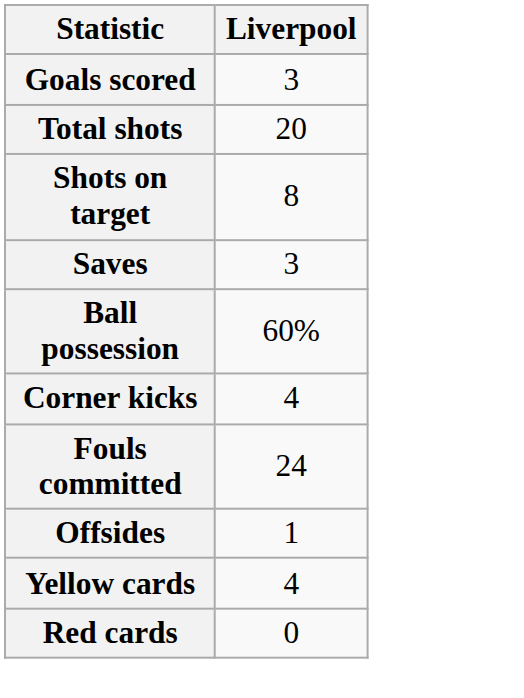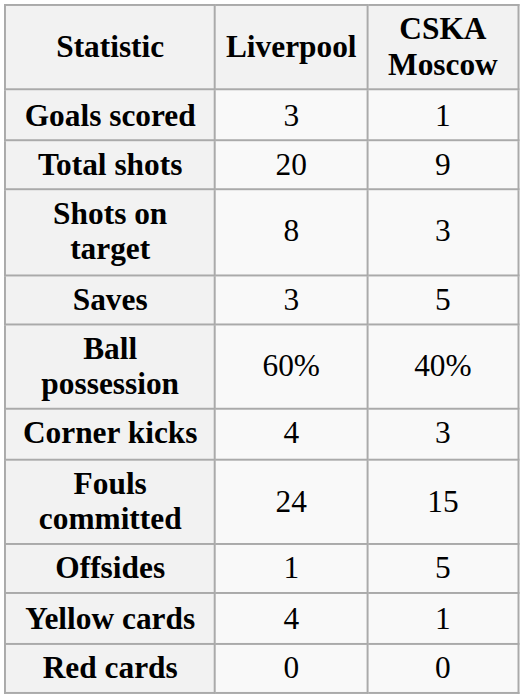+ column: (443, 47)
